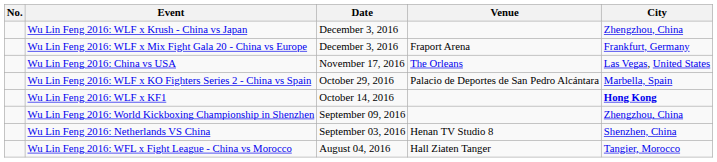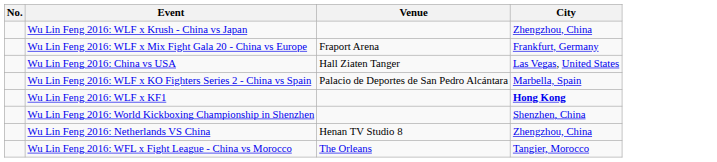- column: (362, 13)
(437, 64) The Orleans -> (360, 64) Hall Ziaten Tanger
(643, 115) Zhengzhou, China -> (549, 115) Shenzhen, China
(640, 132) Shenzhen, China -> (552, 132) Zhengzhou, China
(451, 149) Hall Ziaten Tanger -> (346, 149) The Orleans
